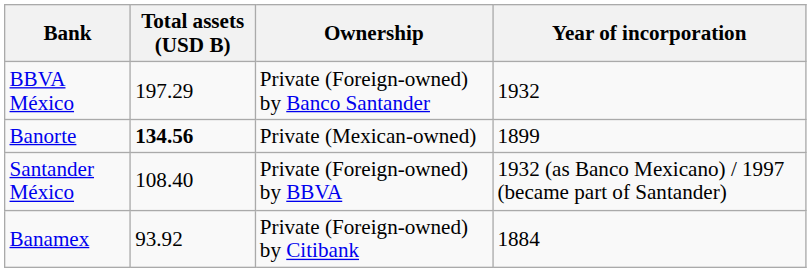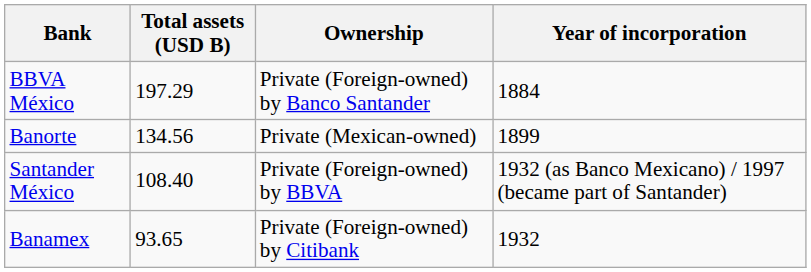(519, 90) 1932 -> (519, 90) 1884
(164, 135) bold -> (164, 135) normal
(159, 238) 93.92 -> (159, 238) 93.65
(519, 238) 1884 -> (519, 238) 1932
